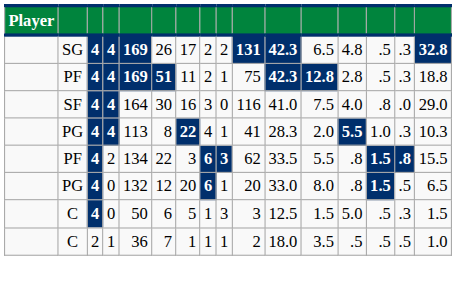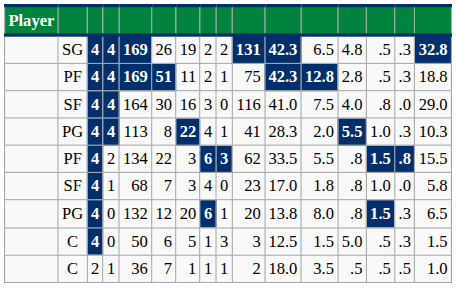(188, 50) 17 -> (188, 50) 19
+ row: (73, 186)
(283, 186) 33.0 -> (283, 213) 13.8
(405, 186) .5 -> (405, 213) .3
